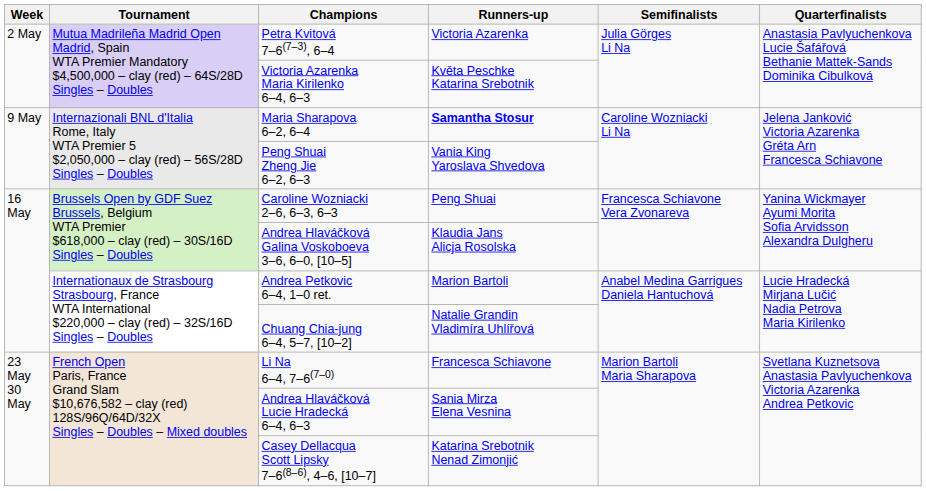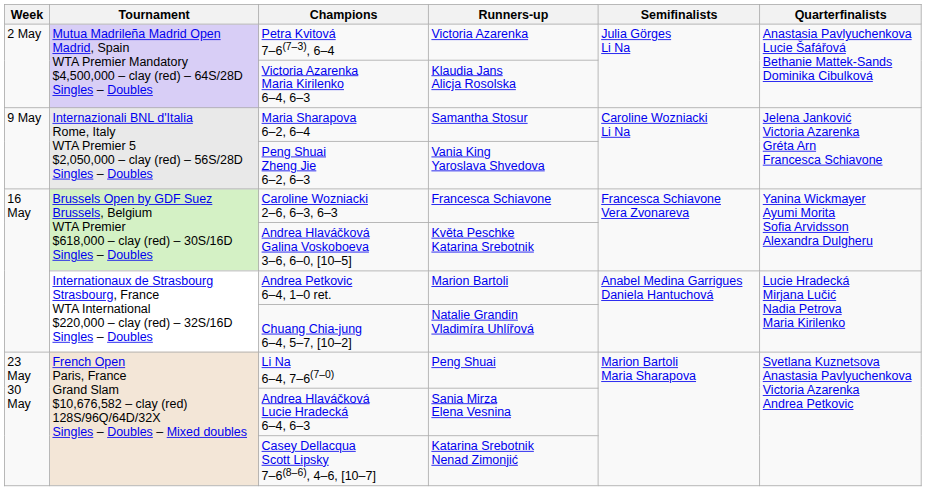(483, 77) Květa Peschke Katarina Srebotnik -> (474, 77) Klaudia Jans Alicja Rosolska
(483, 118) bold -> (480, 118) normal
(464, 199) Peng Shuai -> (491, 199) Francesca Schiavone
(474, 240) Klaudia Jans Alicja Rosolska -> (483, 240) Květa Peschke Katarina Srebotnik
(491, 362) Francesca Schiavone -> (464, 362) Peng Shuai
